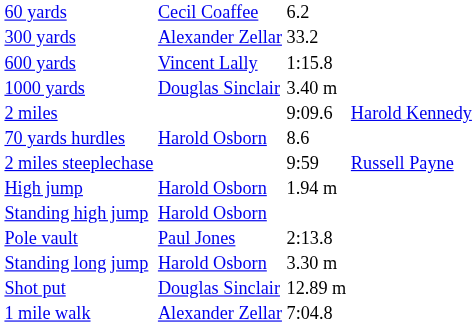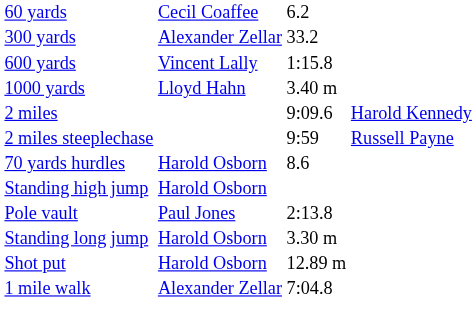(219, 87) Douglas Sinclair -> (202, 87) Lloyd Hahn
rows swapped: (65, 138) <-> (79, 163)
- row: (44, 188)
(219, 288) Douglas Sinclair -> (212, 263) Harold Osborn
